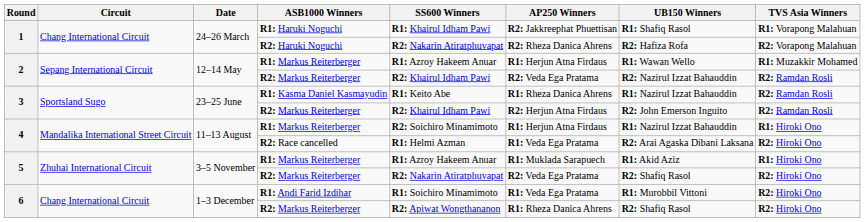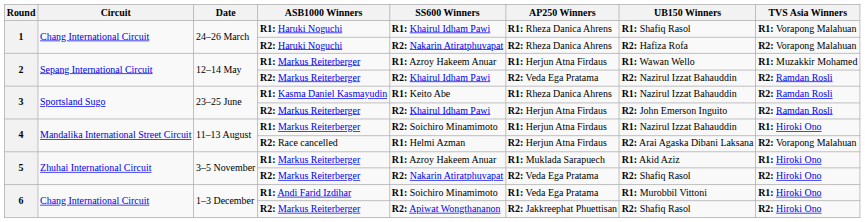(562, 28) R2: Jakkreephat Phuettisan -> (560, 28) R1: Rheza Danica Ahrens
(553, 143) R1: Veda Ega Pratama -> (557, 143) R2: Herjun Atna Firdaus
(790, 143) R2: Hiroki Ono -> (807, 143) R2: Vorapong Malahuan
(790, 192) R2: Hiroki Ono -> (790, 192) R1: Hiroki Ono
(560, 208) R1: Rheza Danica Ahrens -> (562, 208) R2: Jakkreephat Phuettisan
